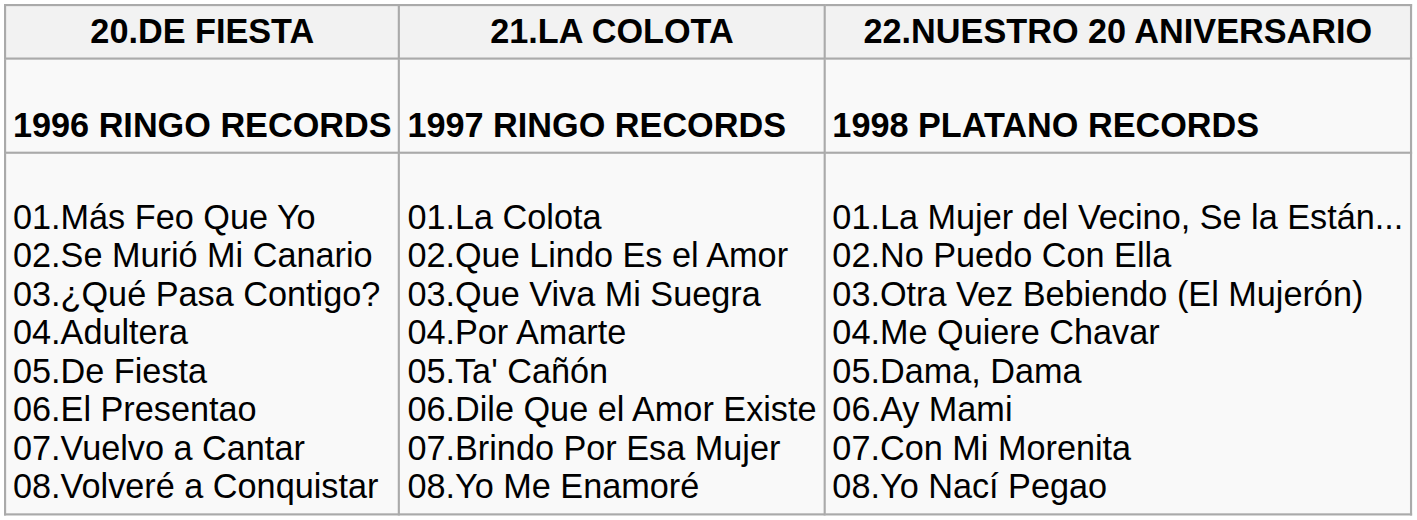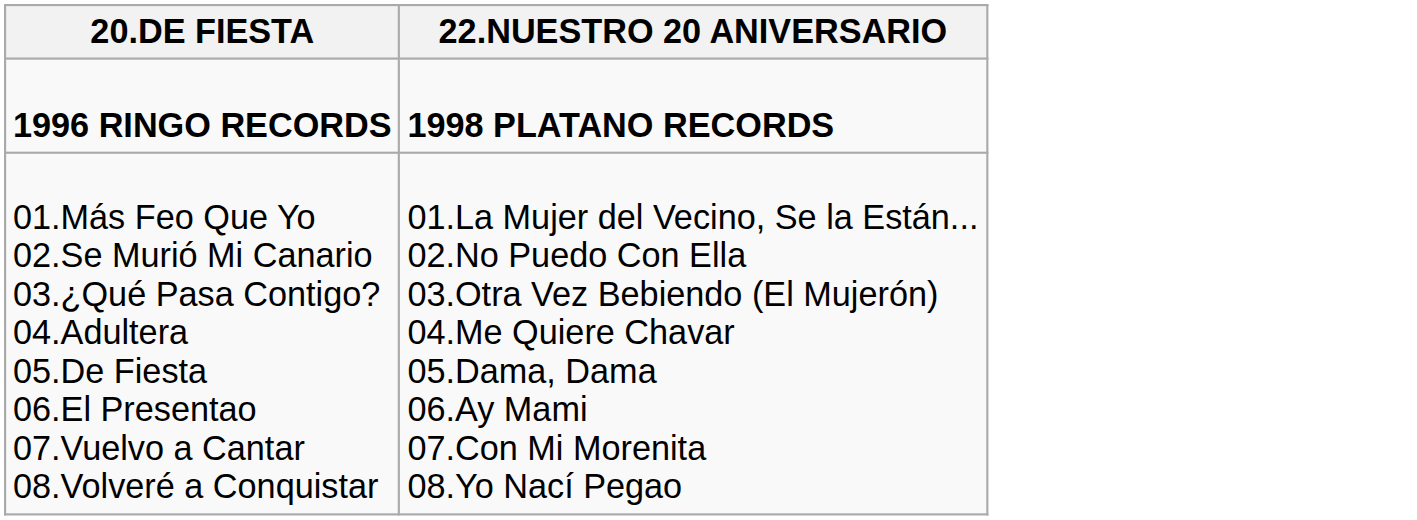- column: (612, 31)
